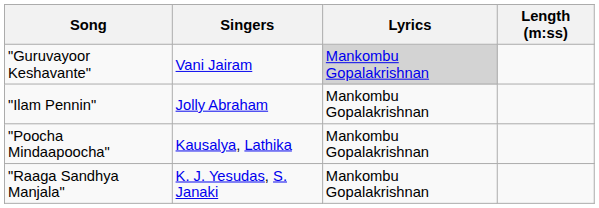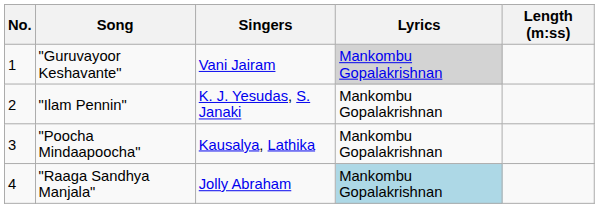+ column: (20, 25)
(222, 104) Jolly Abraham -> (254, 104) K. J. Yesudas, S. Janaki
(231, 184) K. J. Yesudas, S. Janaki -> (245, 184) Jolly Abraham
(377, 184) no background -> (391, 184) lightblue background
